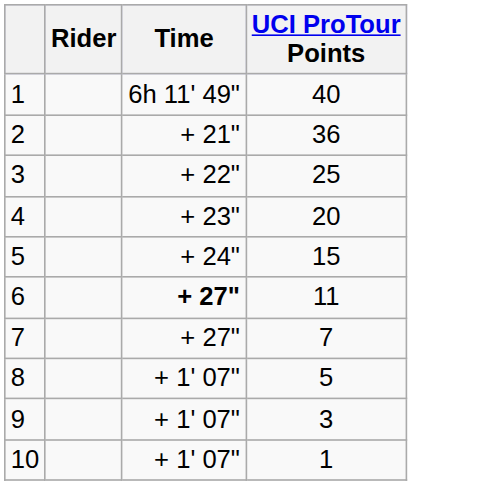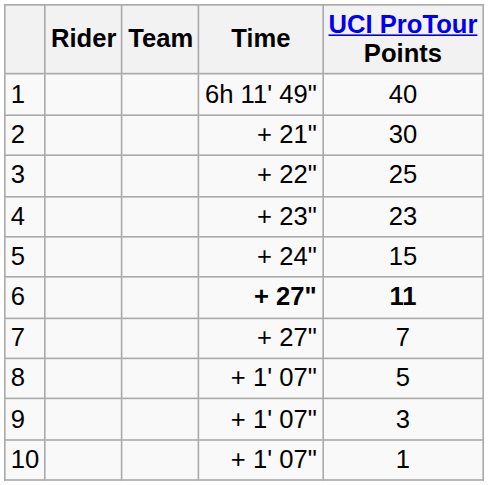+ column: (161, 39)
(326, 134) 36 -> (403, 134) 30
(326, 216) 20 -> (403, 216) 23
(326, 297) normal -> (403, 297) bold
